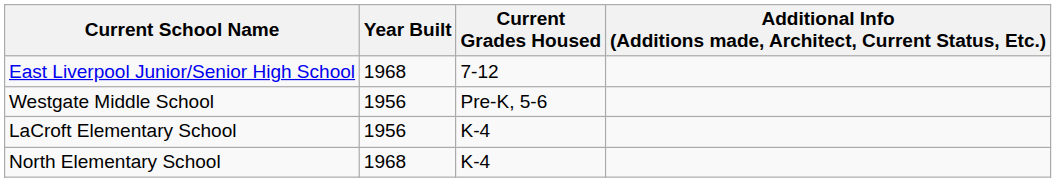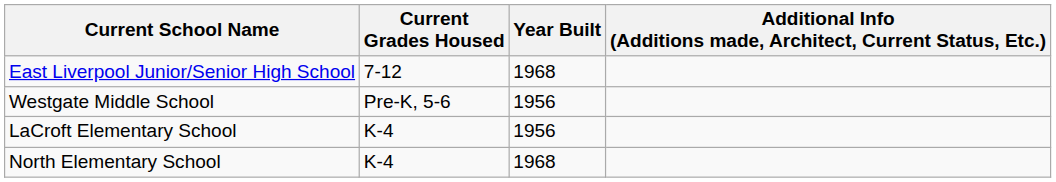columns swapped: (408, 30) <-> (531, 30)
